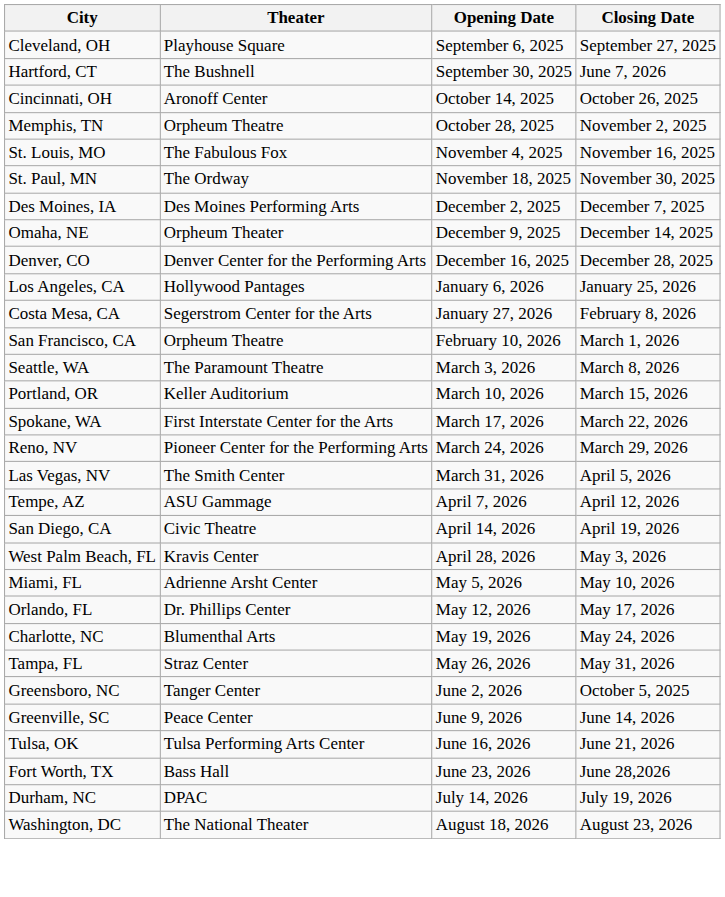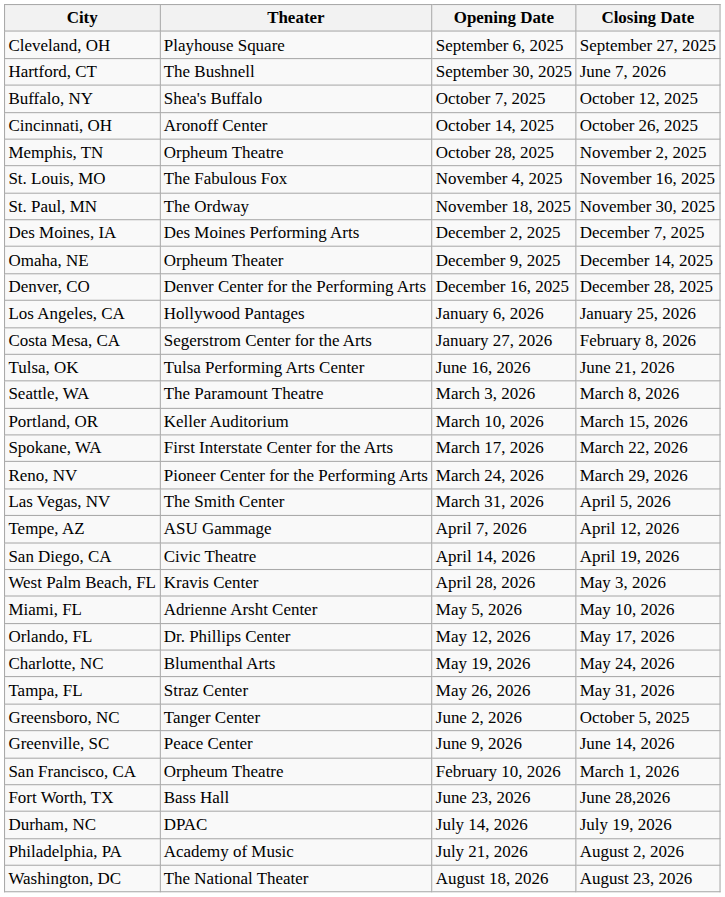+ row: (51, 98)
rows swapped: (72, 340) <-> (43, 744)
+ row: (65, 851)
